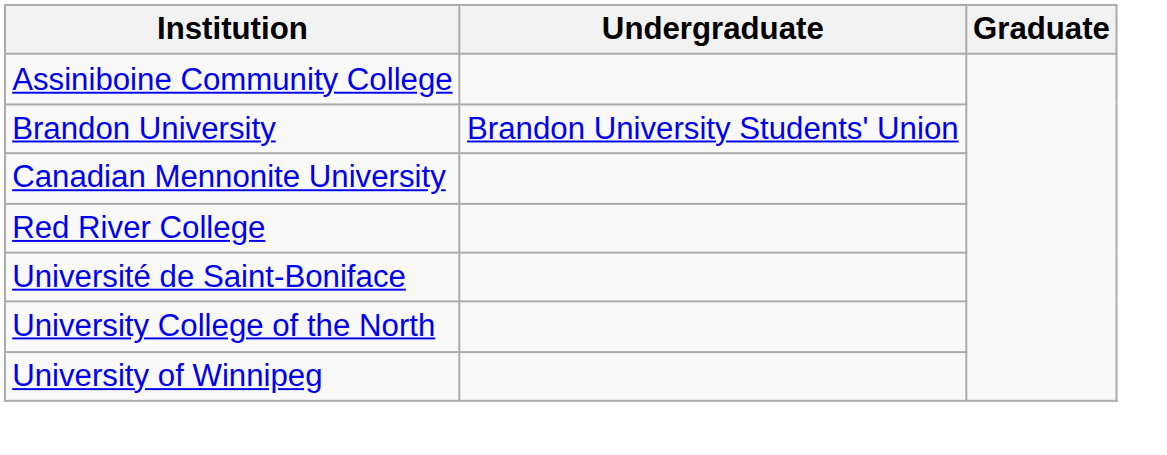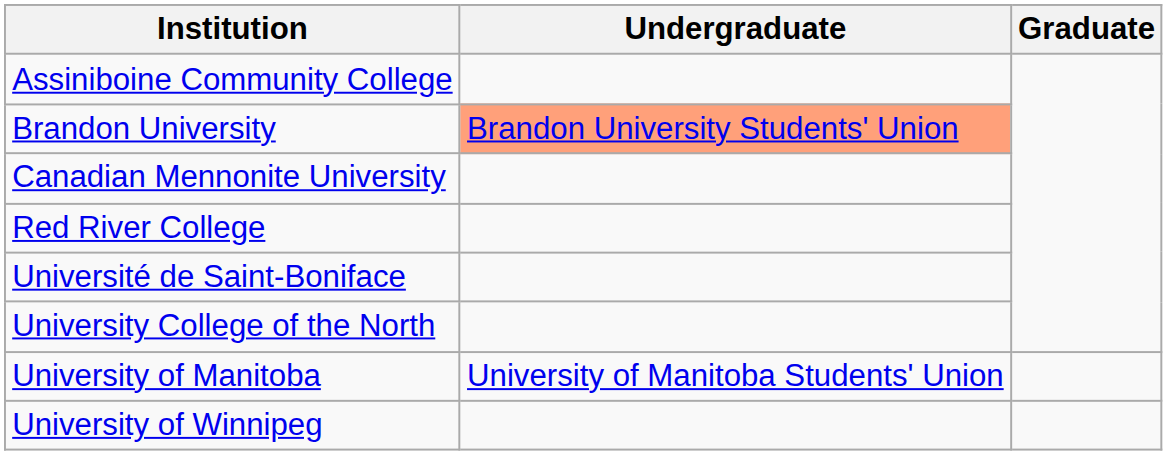(713, 128) no background -> (713, 128) lightsalmon background
+ row: (167, 375)
